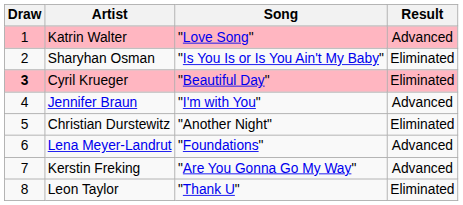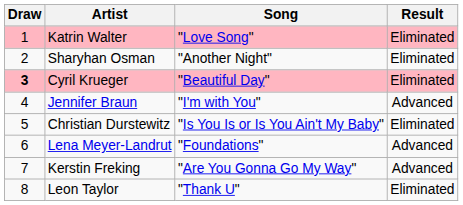(422, 37) Advanced -> (422, 37) Eliminated
(281, 59) "Is You Is or Is You Ain't My Baby" -> (225, 59) "Another Night"
(225, 124) "Another Night" -> (281, 124) "Is You Is or Is You Ain't My Baby"
